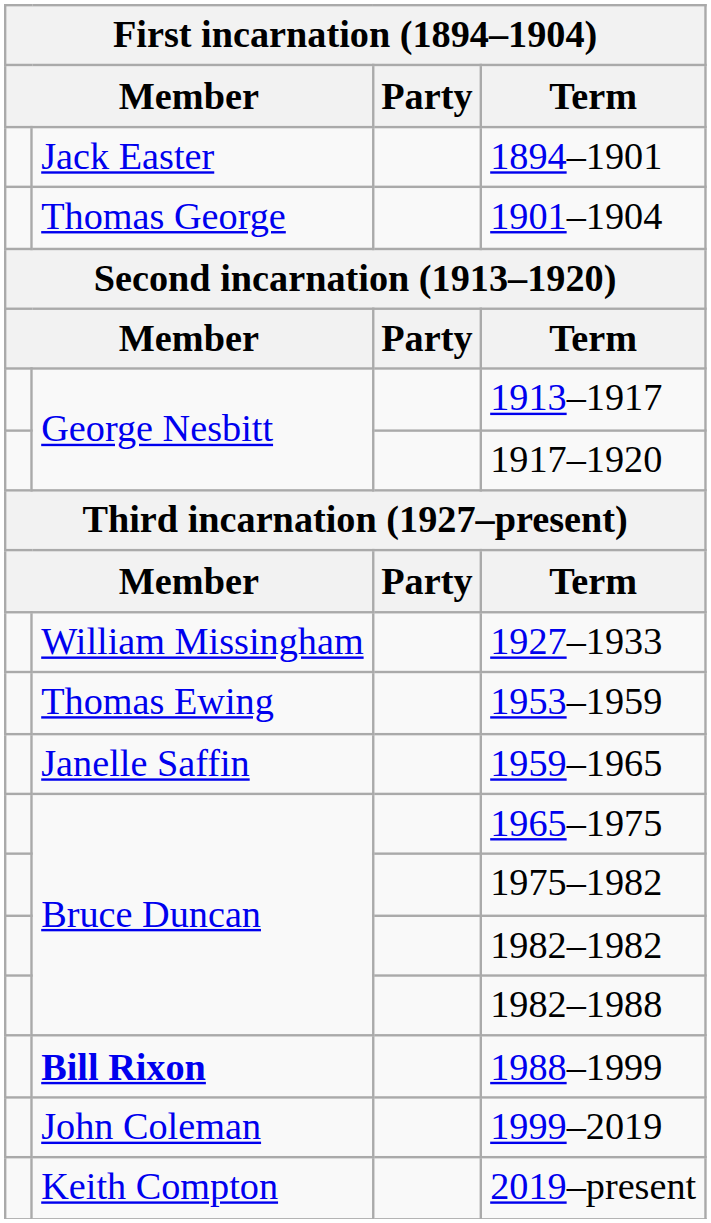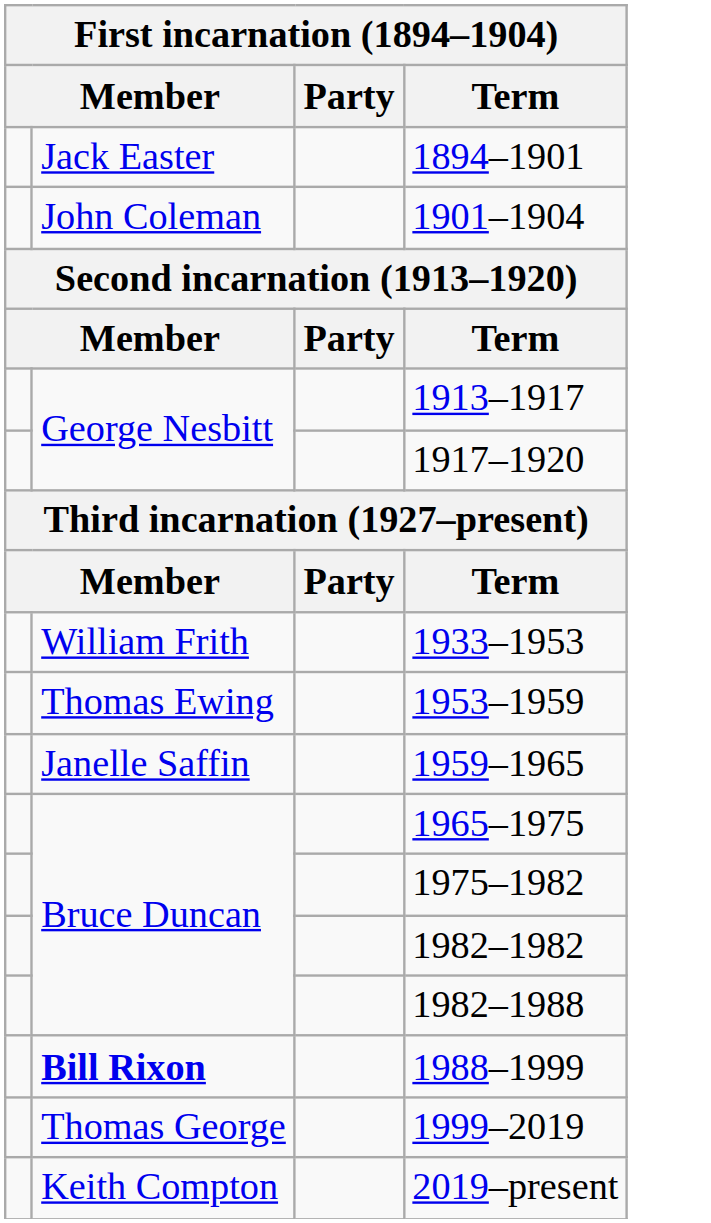(163, 216) Thomas George -> (151, 216) John Coleman
- row: (576, 641)
+ row: (498, 641)
(151, 1126) John Coleman -> (163, 1126) Thomas George
